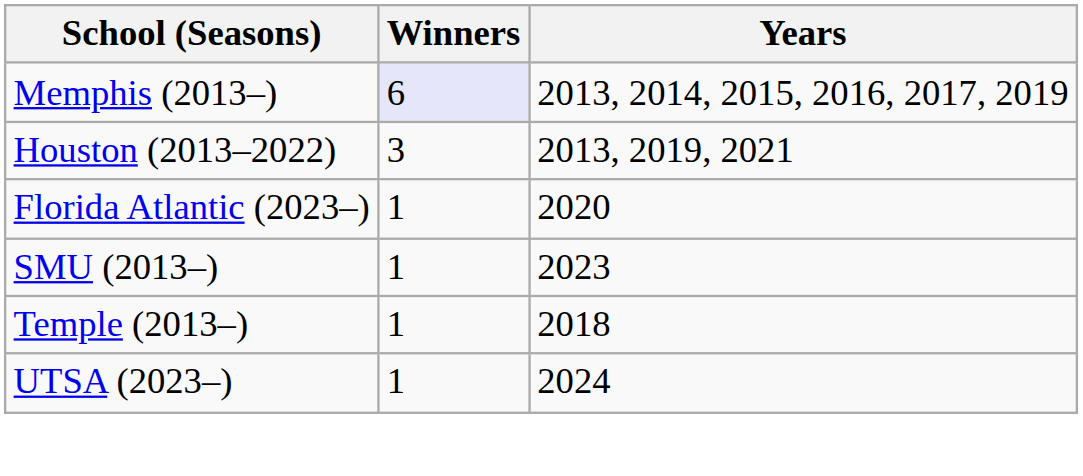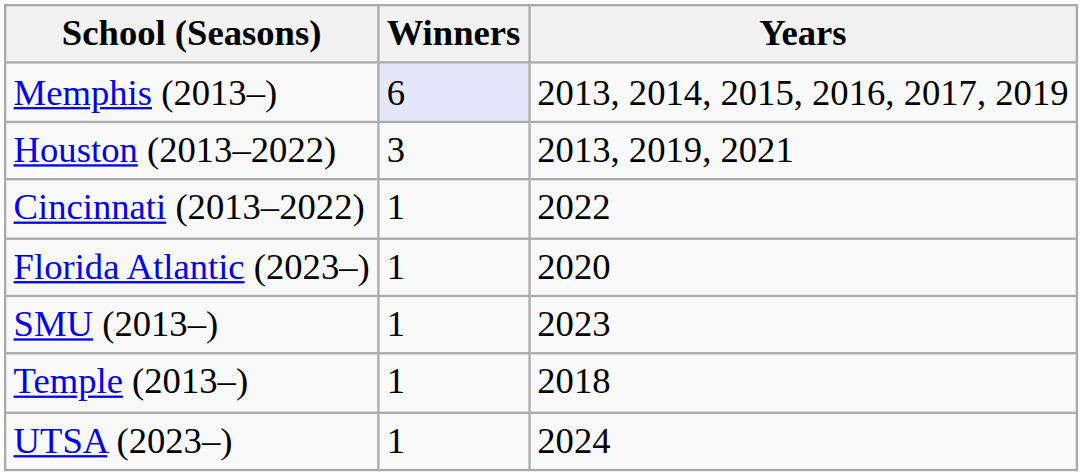+ row: (189, 207)
